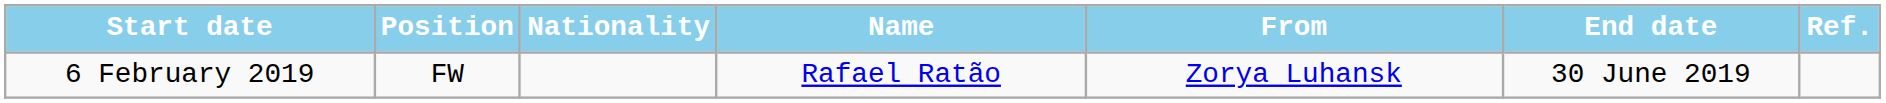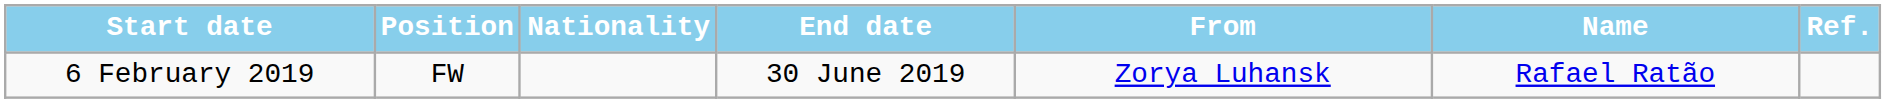columns swapped: (901, 28) <-> (1651, 28)
